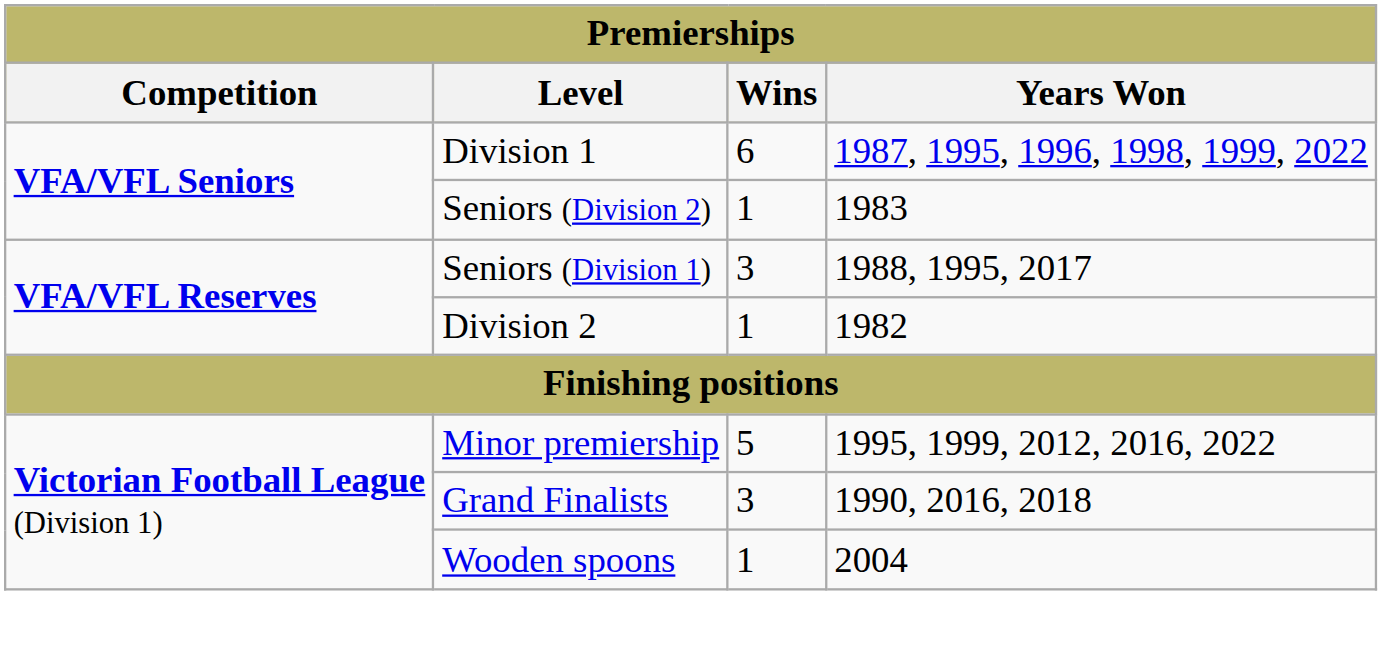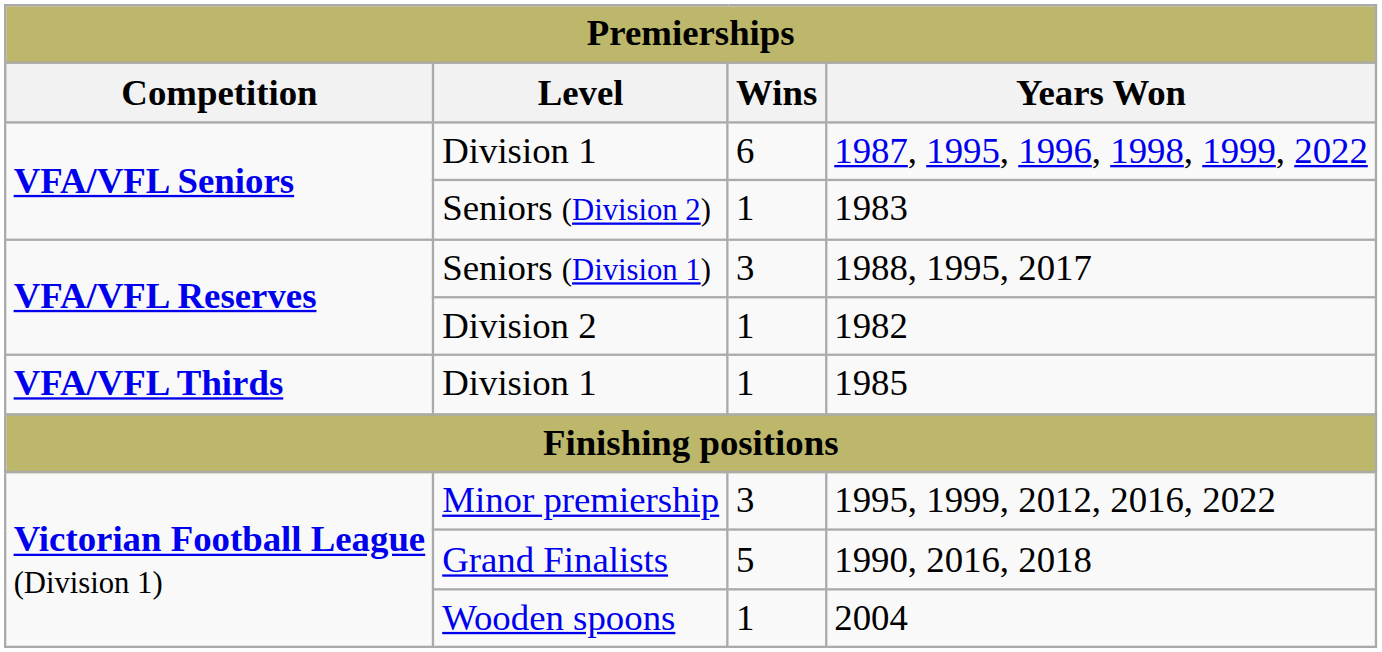+ row: (871, 383)
(745, 442) 5 -> (745, 500) 3
(745, 500) 3 -> (745, 558) 5
